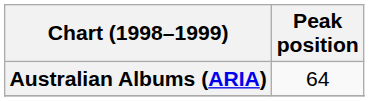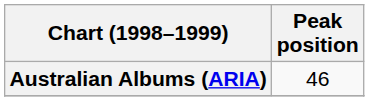(318, 78) 64 -> (318, 78) 46
